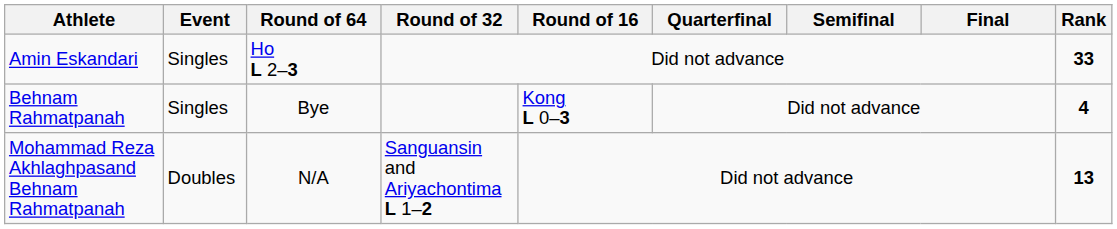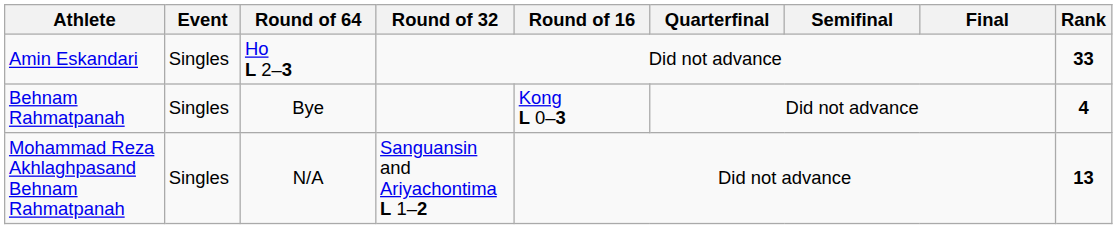(201, 179) Doubles -> (199, 179) Singles
